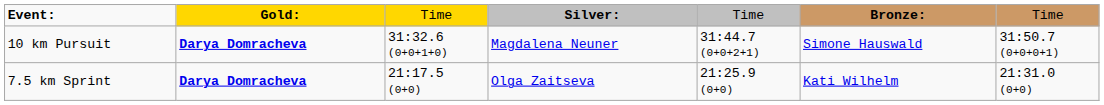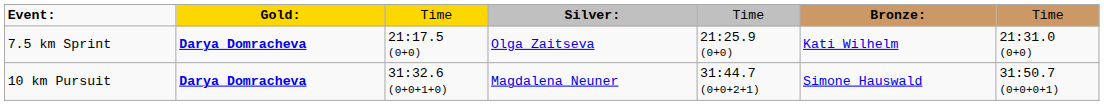rows swapped: (59, 81) <-> (59, 45)
